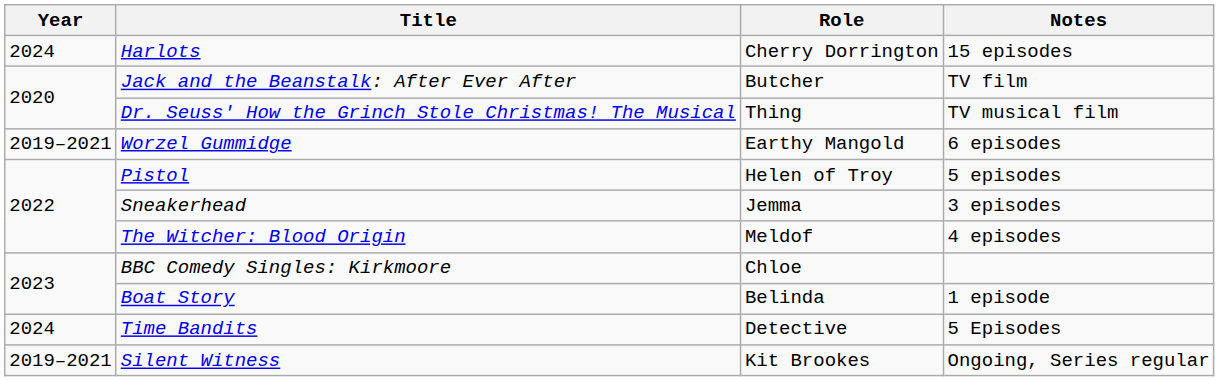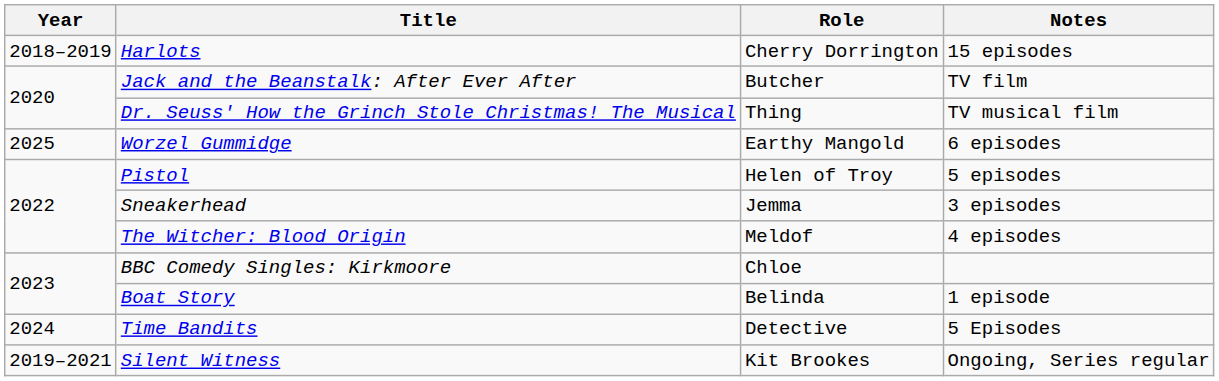(32, 51) 2024 -> (61, 51) 2018–2019
(61, 144) 2019–2021 -> (32, 144) 2025
